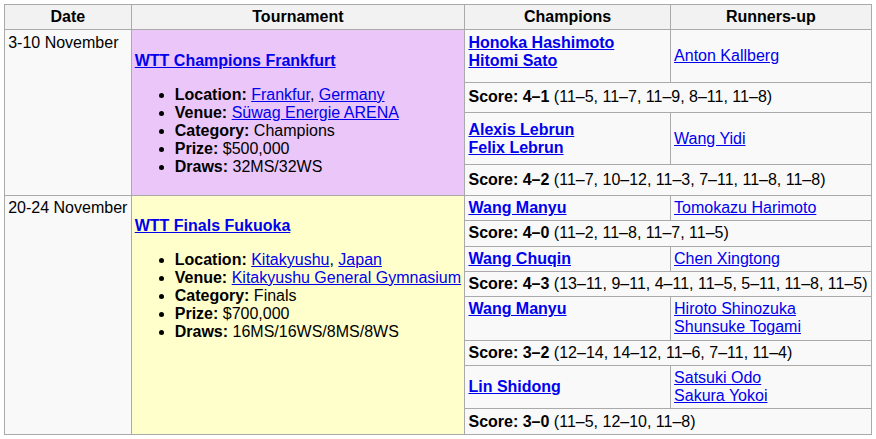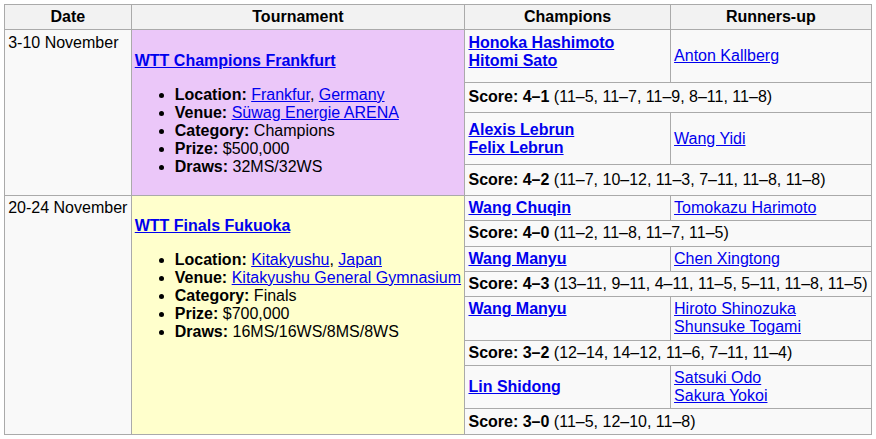(518, 207) Wang Manyu -> (520, 207) Wang Chuqin
(520, 258) Wang Chuqin -> (518, 258) Wang Manyu
